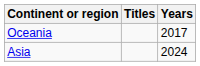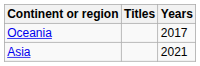(174, 52) 2024 -> (174, 52) 2021
